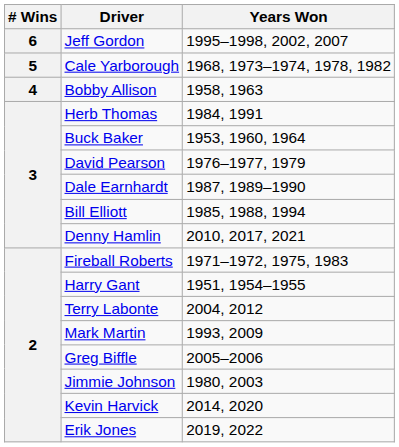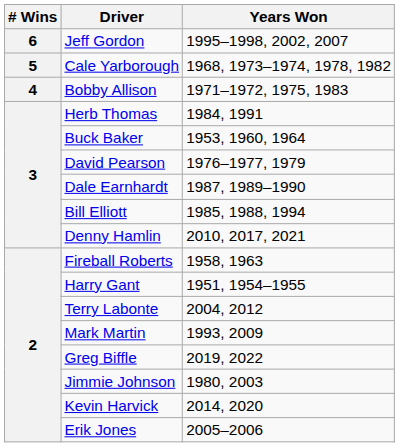(225, 90) 1958, 1963 -> (267, 90) 1971–1972, 1975, 1983
(267, 260) 1971–1972, 1975, 1983 -> (225, 260) 1958, 1963
(225, 357) 2005–2006 -> (225, 357) 2019, 2022
(225, 430) 2019, 2022 -> (225, 430) 2005–2006
